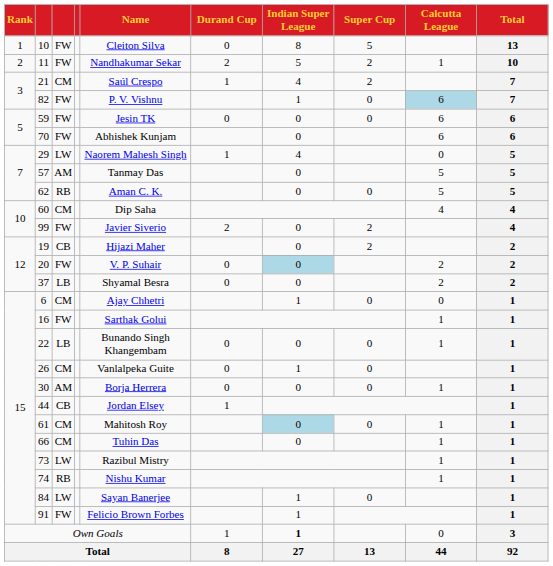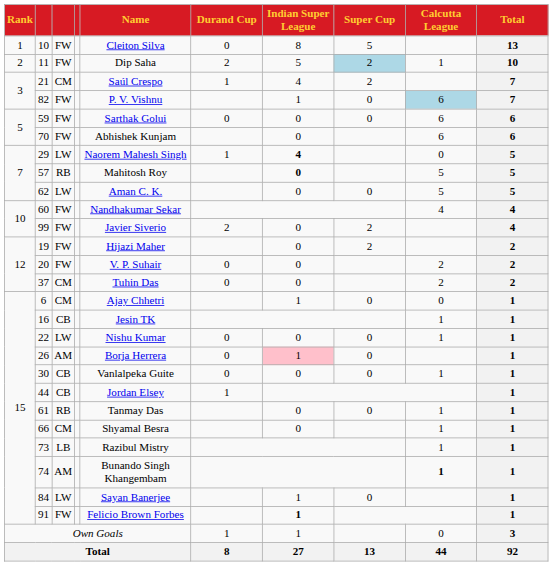(136, 63) Nandhakumar Sekar -> (136, 63) Dip Saha
(370, 63) no background -> (370, 63) lightblue background
(136, 118) Jesin TK -> (136, 118) Sarthak Golui
(298, 155) normal -> (298, 155) bold
(63, 173) AM -> (63, 173) RB
(136, 173) Tanmay Das -> (136, 173) Mahitosh Roy
(298, 173) normal -> (298, 173) bold
(63, 191) RB -> (63, 191) LW
(63, 209) CM -> (63, 209) FW
(136, 209) Dip Saha -> (136, 209) Nandhakumar Sekar
(63, 246) CB -> (63, 246) FW
(298, 264) lightblue background -> (298, 264) no background
(63, 283) LB -> (63, 283) CM
(136, 283) Shyamal Besra -> (136, 283) Tuhin Das
(63, 319) FW -> (63, 319) CB
(136, 319) Sarthak Golui -> (136, 319) Jesin TK
(63, 344) LB -> (63, 338) LW
(136, 344) Bunando Singh Khangembam -> (136, 338) Nishu Kumar
(63, 369) CM -> (63, 356) AM
(136, 369) Vanlalpeka Guite -> (136, 356) Borja Herrera
(298, 369) no background -> (298, 356) pink background
(63, 387) AM -> (63, 374) CB
(136, 387) Borja Herrera -> (136, 374) Vanlalpeka Guite
(63, 424) CM -> (63, 411) RB
(136, 424) Mahitosh Roy -> (136, 411) Tanmay Das
(298, 424) lightblue background -> (298, 411) no background
(136, 442) Tuhin Das -> (136, 429) Shyamal Besra
(63, 460) LW -> (63, 447) LB
(63, 479) RB -> (63, 472) AM
(136, 479) Nishu Kumar -> (136, 472) Bunando Singh Khangembam
(441, 479) normal -> (441, 472) bold
(298, 515) normal -> (298, 515) bold
(298, 533) bold -> (298, 533) normal
